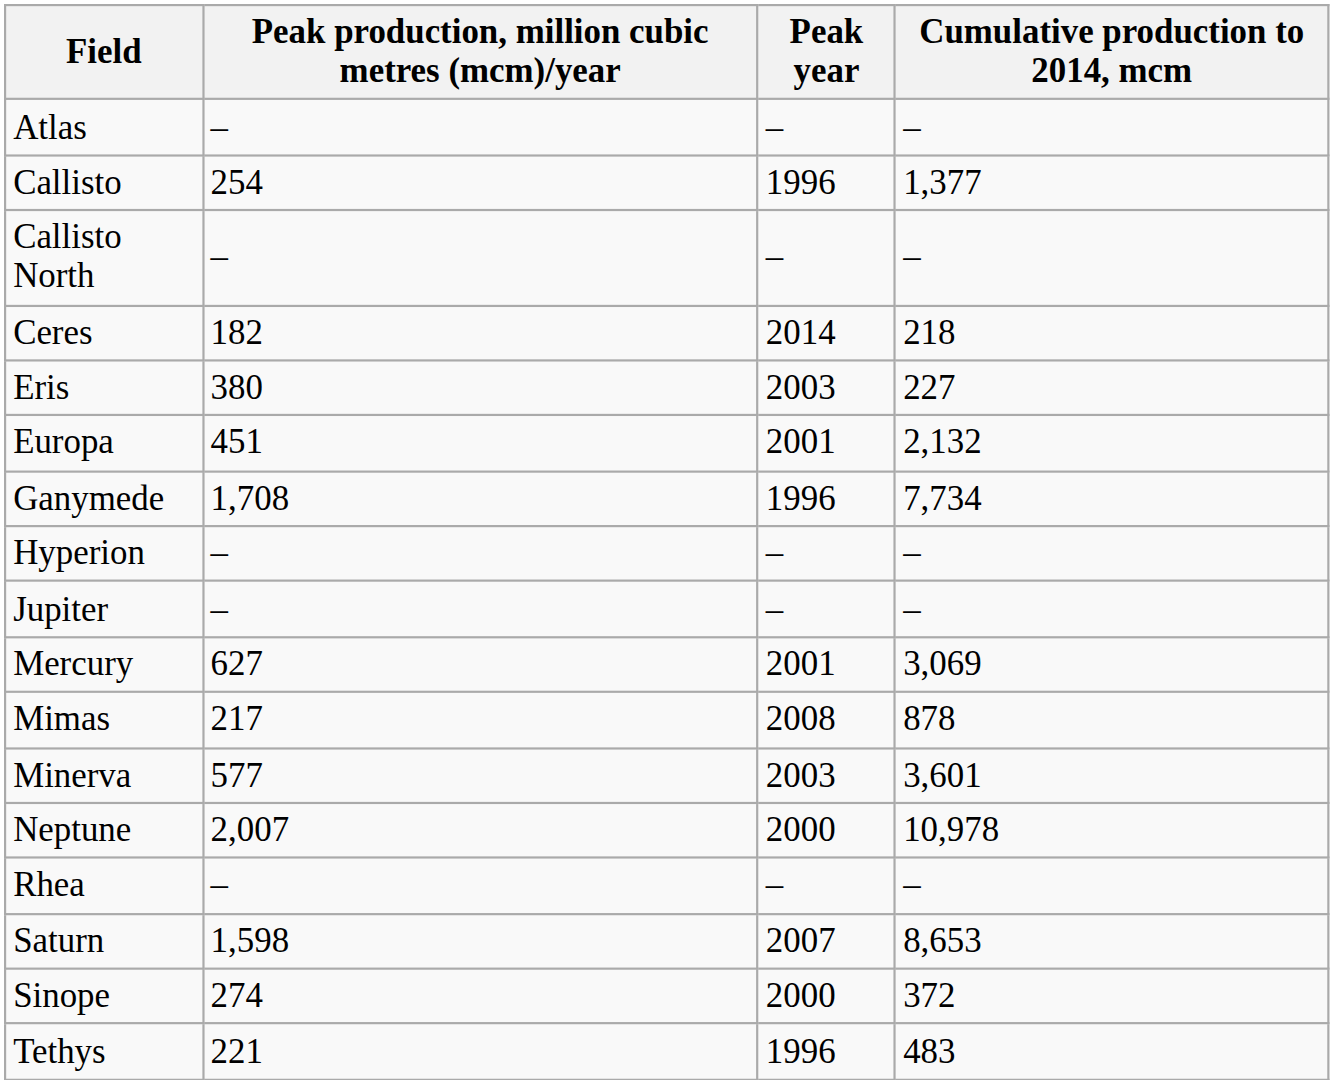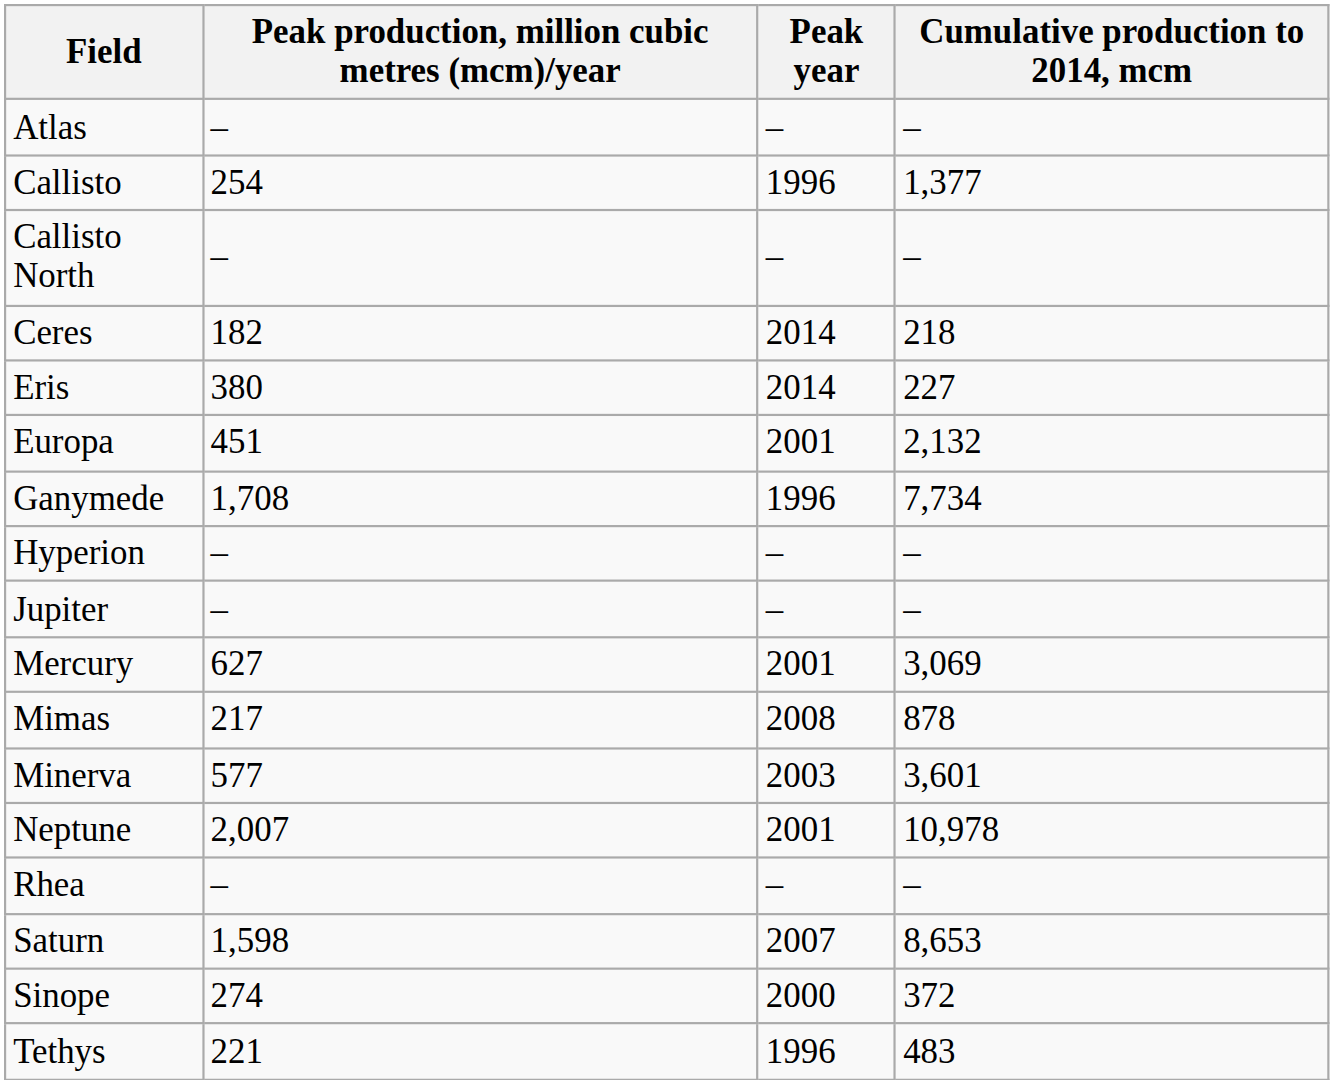(801, 387) 2003 -> (801, 387) 2014
(801, 829) 2000 -> (801, 829) 2001
